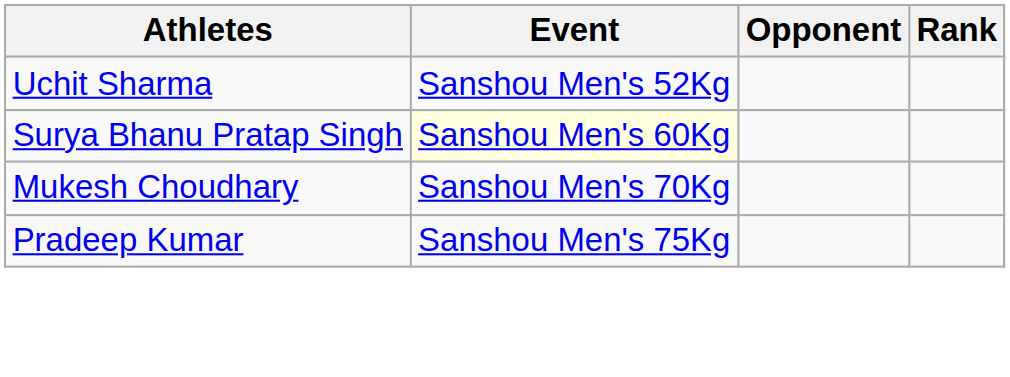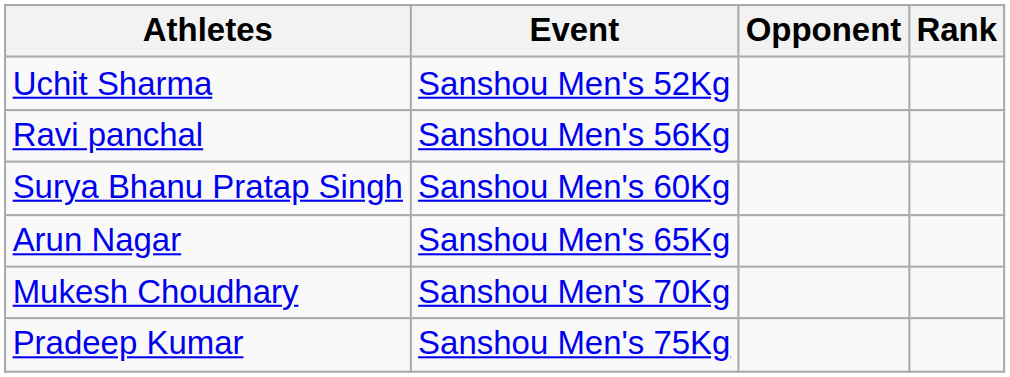+ row: (108, 135)
(574, 135) lightyellow background -> (574, 187) no background
+ row: (97, 239)
